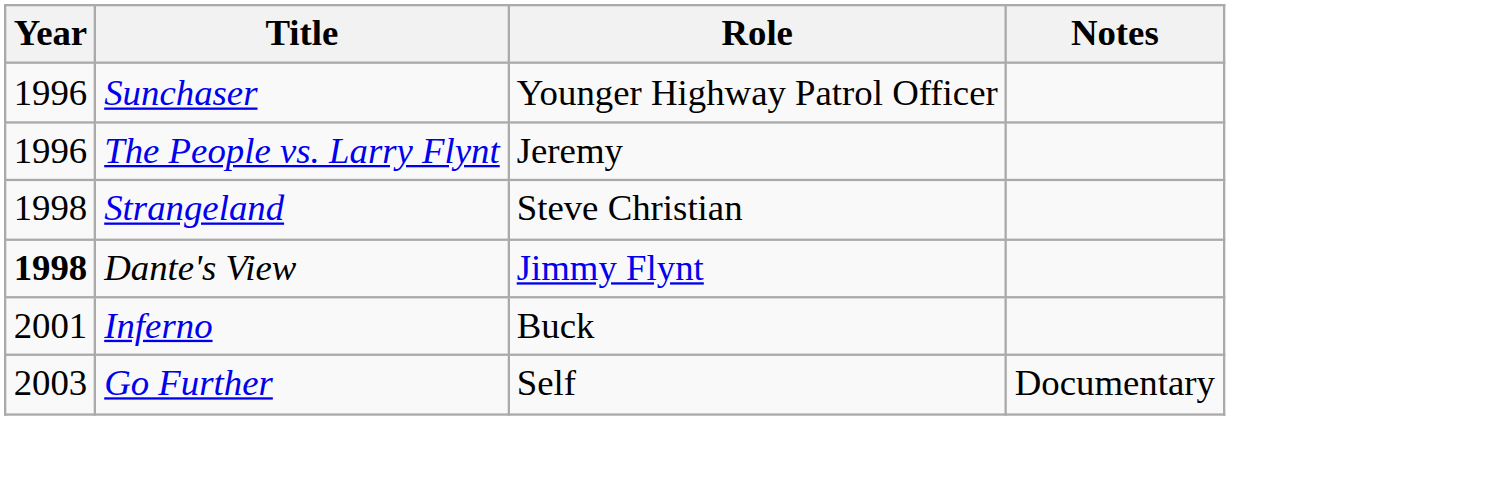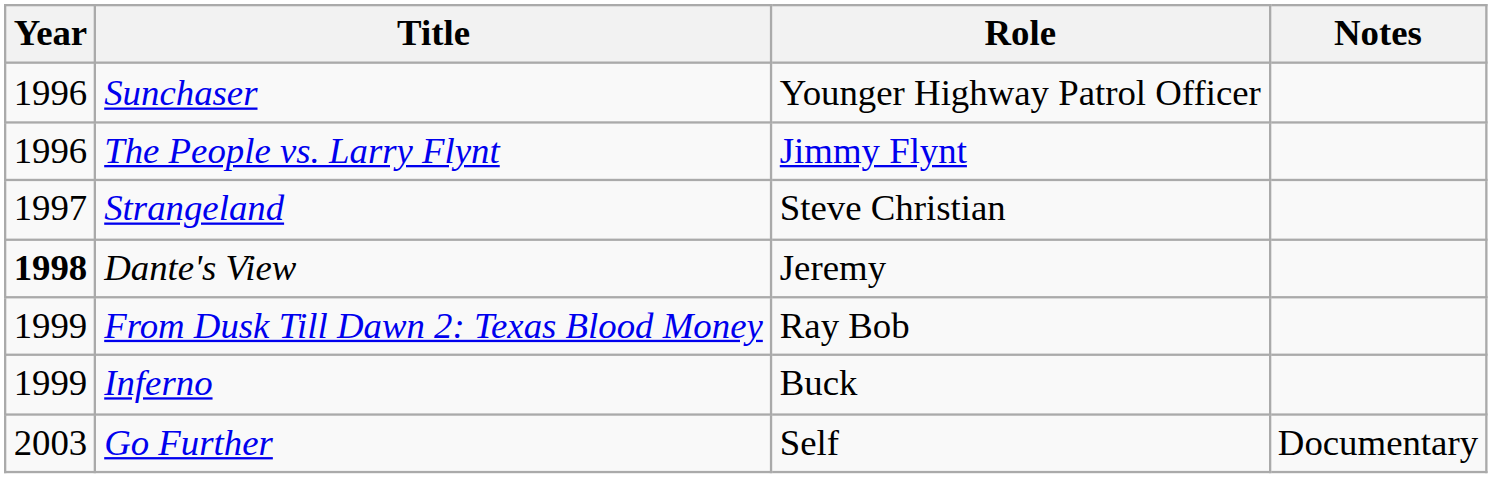(570, 150) Jeremy -> (873, 150) Jimmy Flynt
(50, 208) 1998 -> (50, 208) 1997
(610, 267) Jimmy Flynt -> (833, 267) Jeremy
+ row: (434, 325)
(50, 325) 2001 -> (50, 383) 1999
